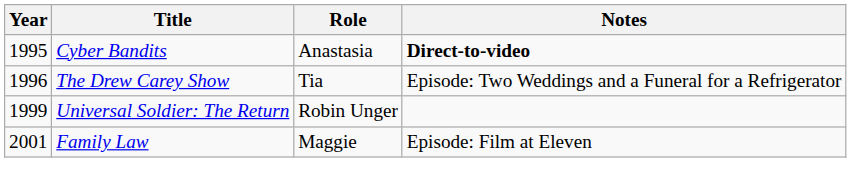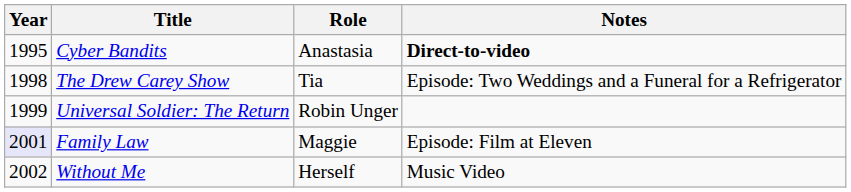(28, 80) 1996 -> (28, 80) 1998
(28, 141) no background -> (28, 141) lavender background
+ row: (101, 171)
